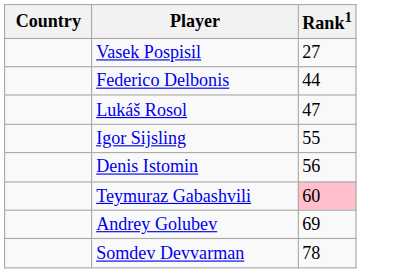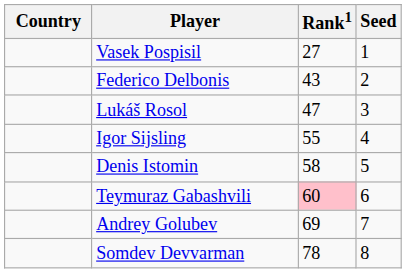+ column: (378, 21)
(311, 81) 44 -> (311, 81) 43
(311, 167) 56 -> (311, 167) 58
